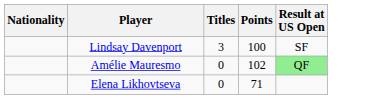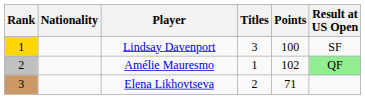+ column: (21, 20)
(221, 65) 0 -> (255, 65) 1
(221, 84) 0 -> (255, 84) 2
